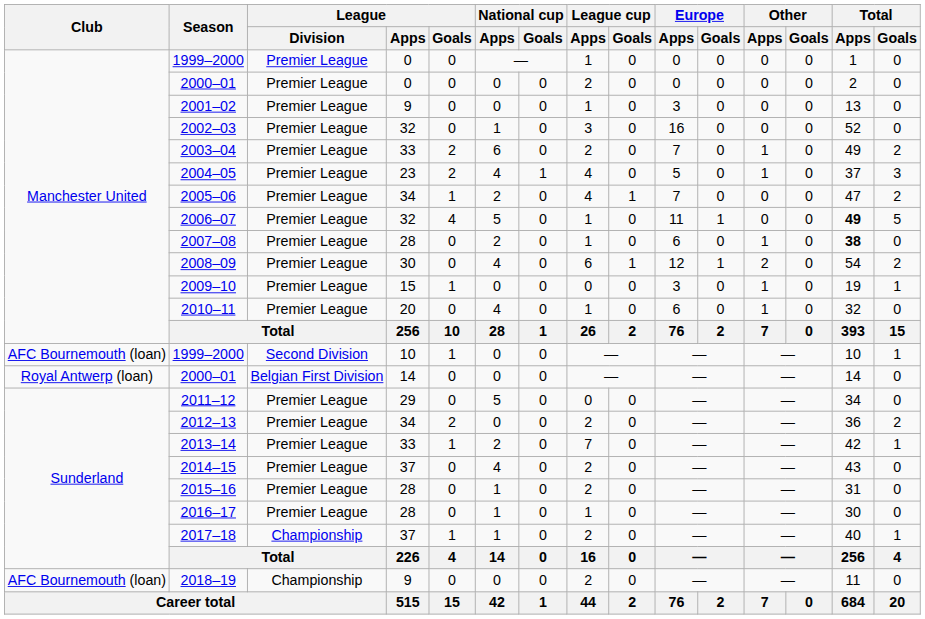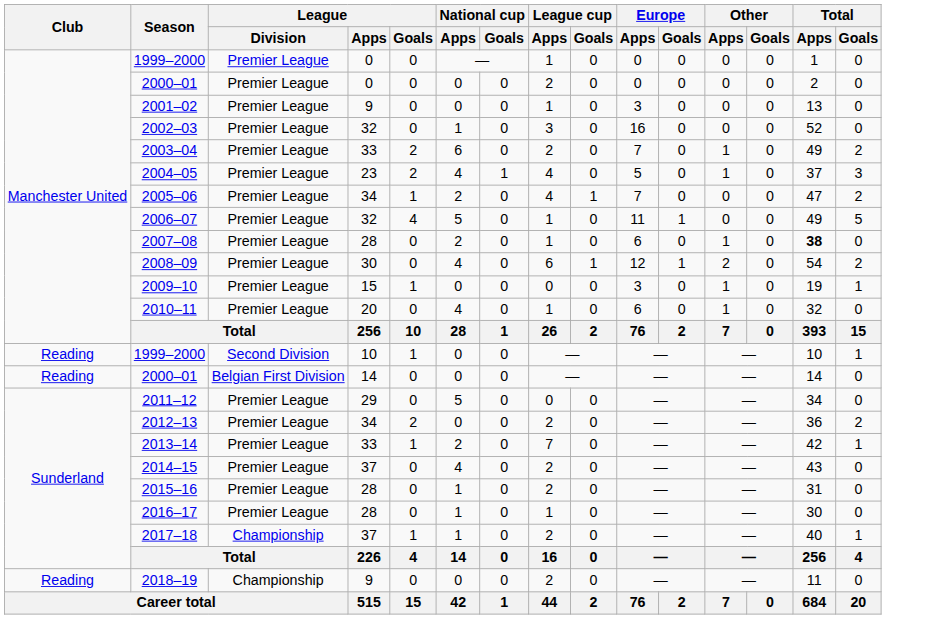(853, 219) bold -> (814, 219) normal
(87, 354) AFC Bournemouth (loan) -> (67, 354) Reading
(87, 377) Royal Antwerp (loan) -> (67, 377) Reading
(87, 580) AFC Bournemouth (loan) -> (67, 580) Reading
